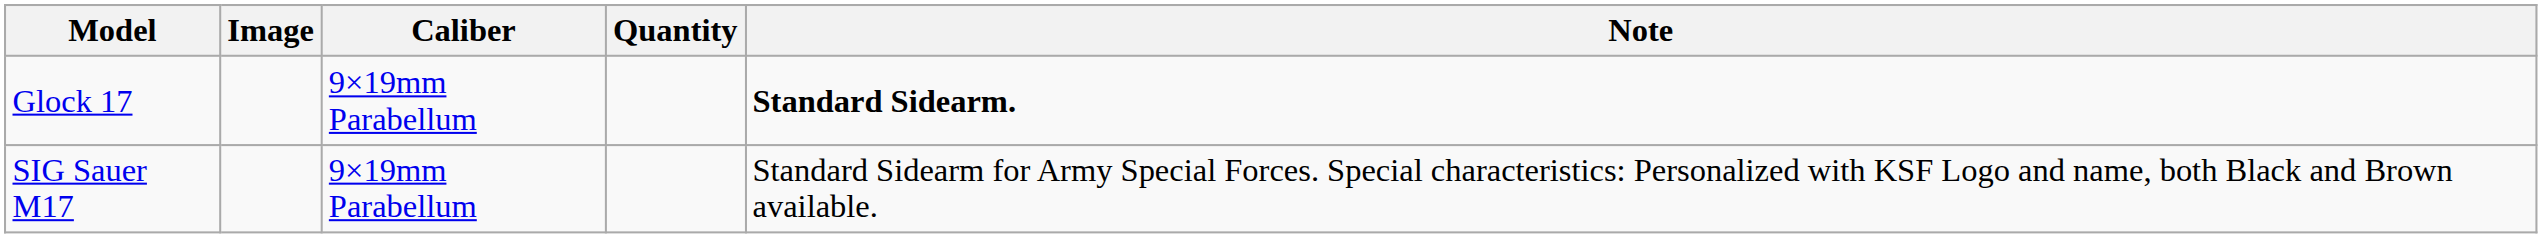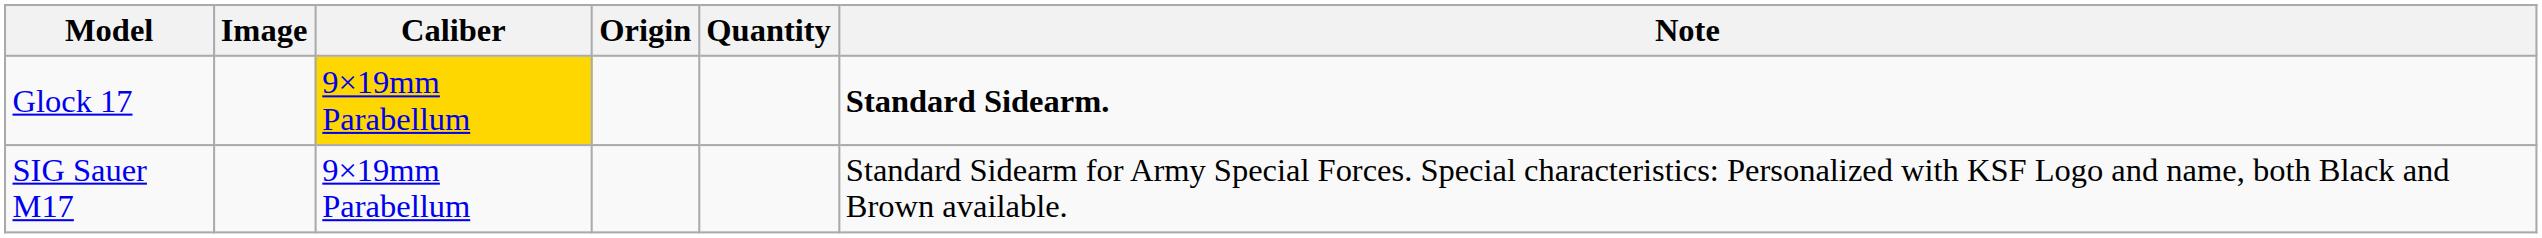+ column: (645, 30)
(403, 100) no background -> (396, 100) gold background
